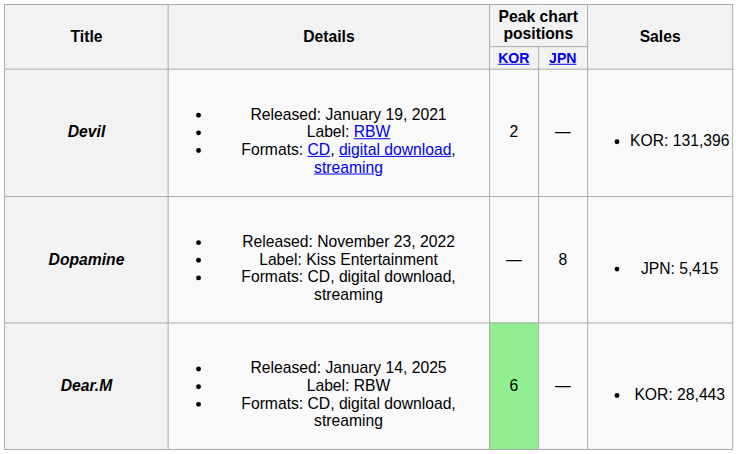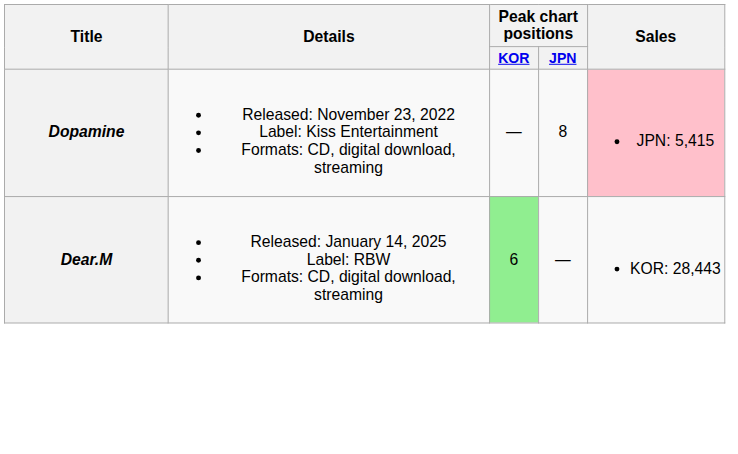- row: (87, 132)
(660, 268) no background -> (656, 142) pink background
